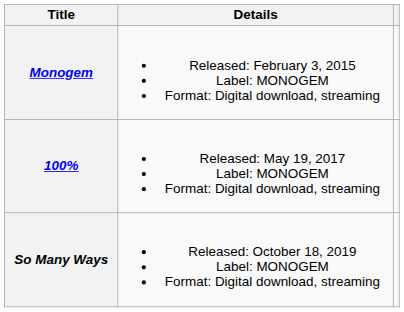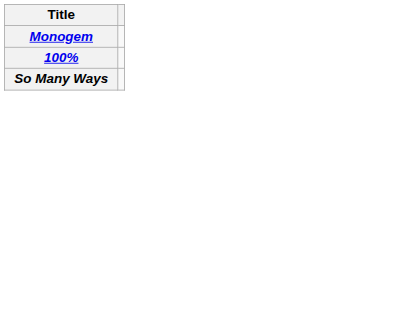- column: (256, 15)
